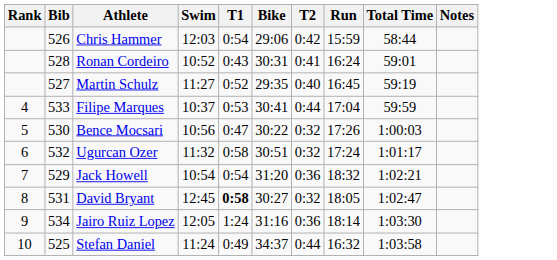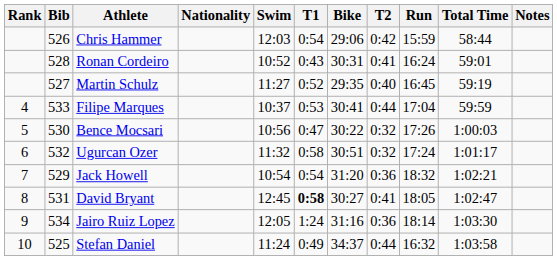+ column: (216, 15)
(308, 198) 0:32 -> (383, 198) 0:41
